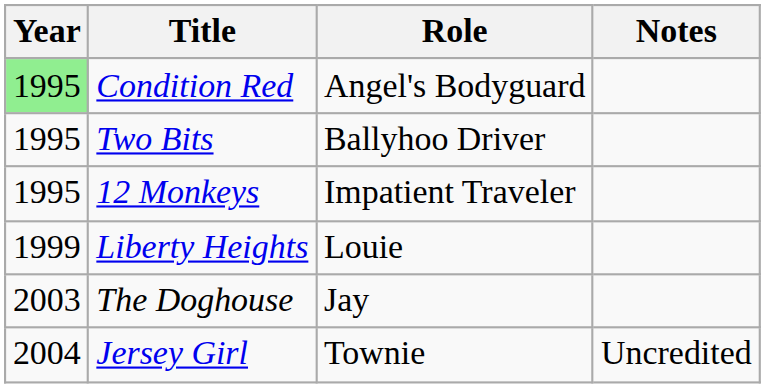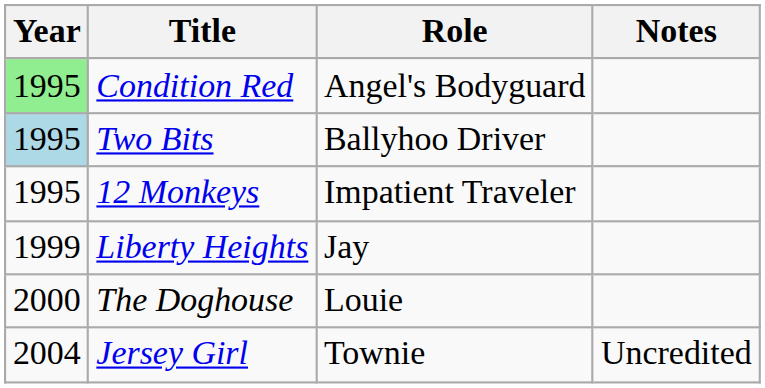(47, 138) no background -> (47, 138) lightblue background
(364, 246) Louie -> (347, 246) Jay
(47, 300) 2003 -> (47, 300) 2000
(347, 300) Jay -> (364, 300) Louie
